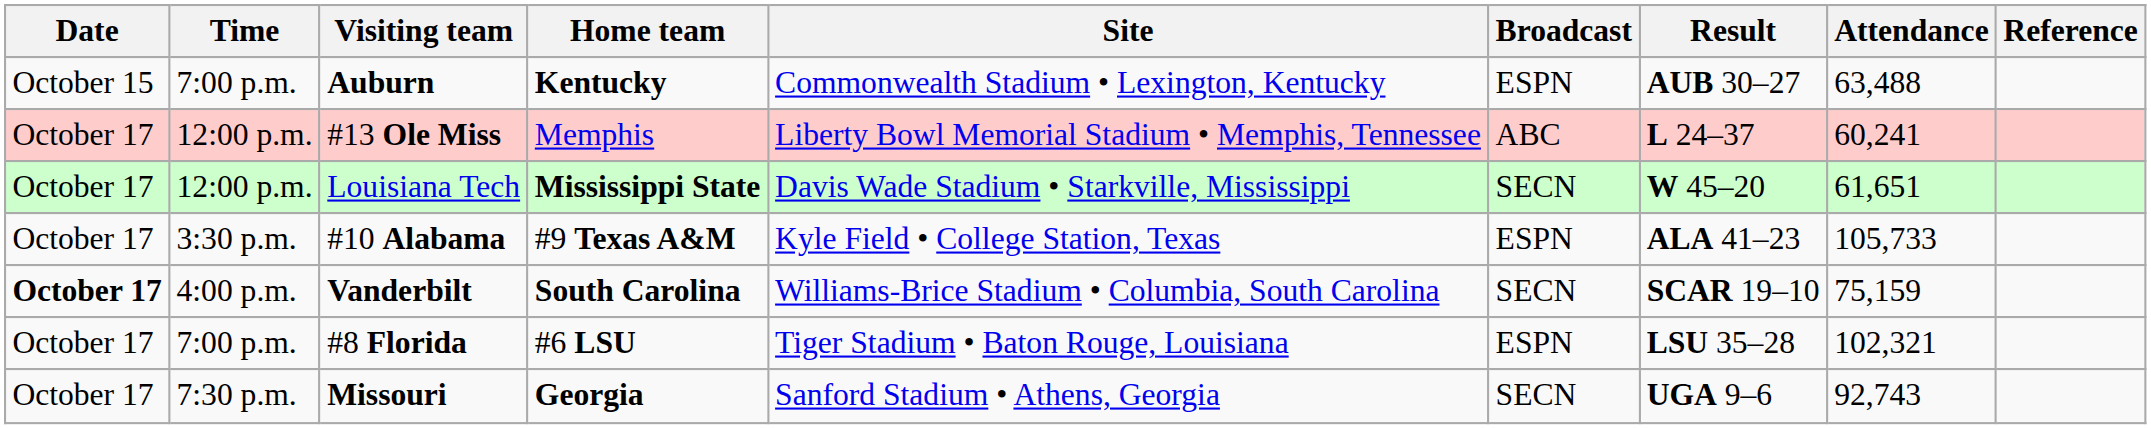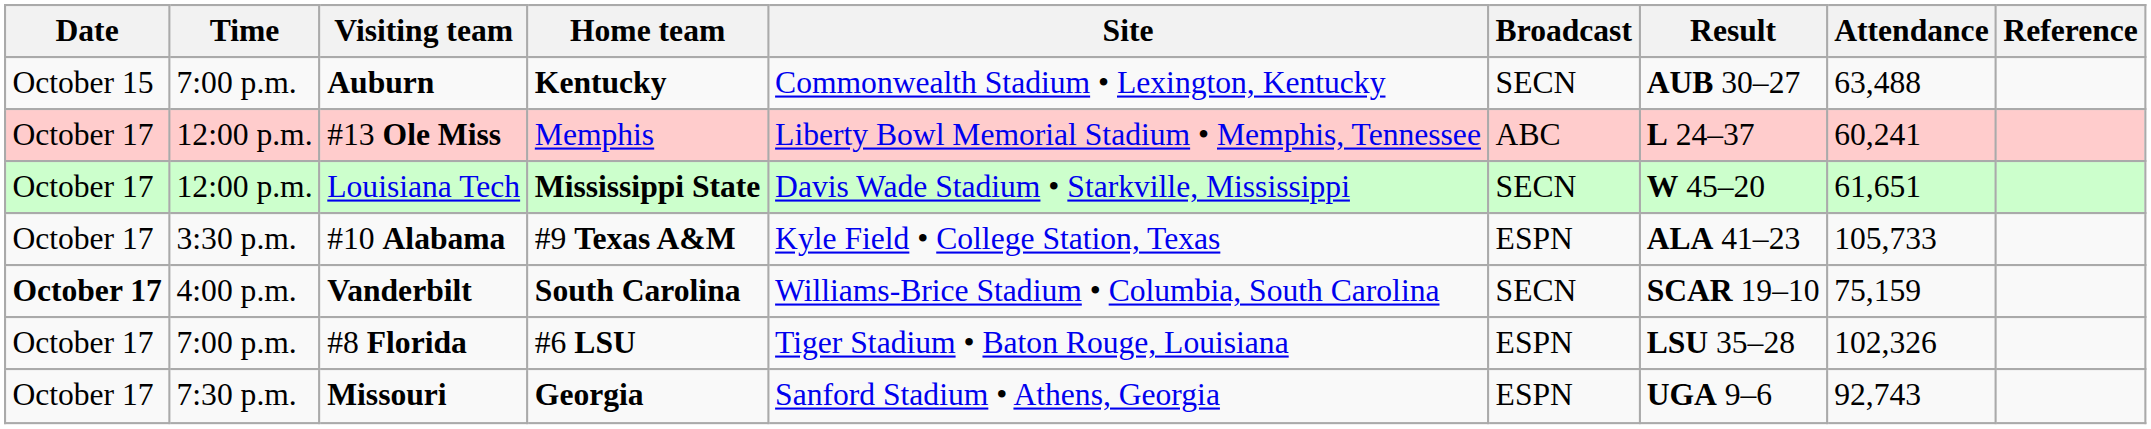(1534, 82) ESPN -> (1536, 82) SECN
(1886, 343) 102,321 -> (1886, 343) 102,326
(1536, 395) SECN -> (1534, 395) ESPN
